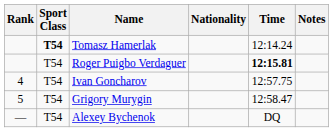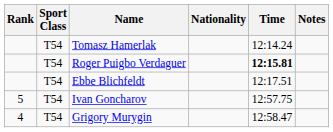(53, 44) bold -> (53, 44) normal
+ row: (108, 81)
(20, 81) 4 -> (20, 99) 5
(20, 99) 5 -> (20, 117) 4
- row: (113, 117)
